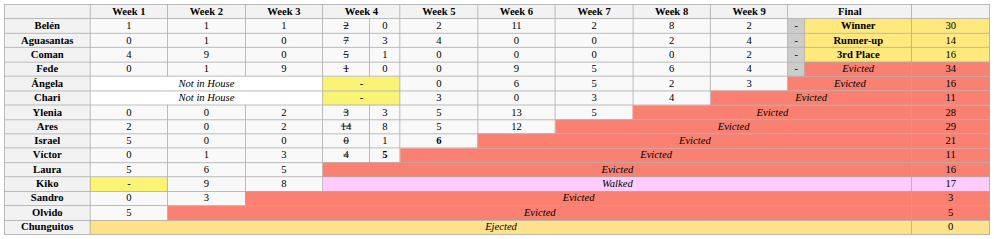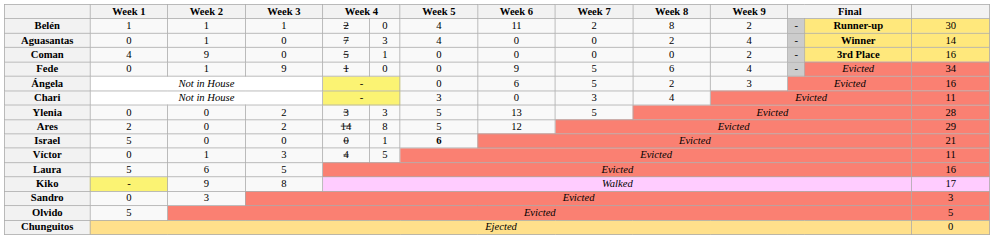(439, 25) 2 -> (439, 25) 4
(858, 25) Winner -> (858, 25) Runner-up
(858, 40) Runner-up -> (858, 40) Winner
(385, 155) bold -> (385, 155) normal
